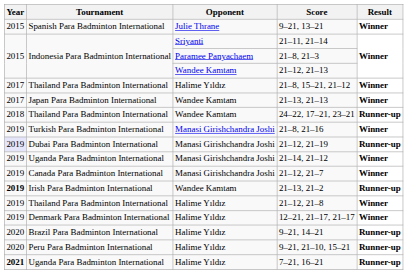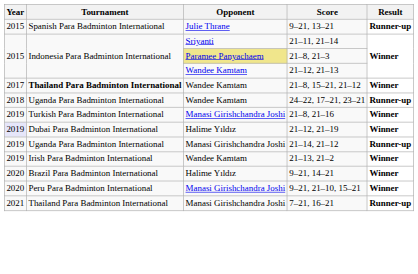(373, 26) Winner -> (390, 26) Runner-up
(214, 56) no background -> (225, 56) khaki background
(98, 85) normal -> (105, 85) bold
(200, 85) Halime Yıldız -> (216, 85) Wandee Kamtam
- row: (303, 100)
(98, 115) Thailand Para Badminton International -> (96, 100) Uganda Para Badminton International
(225, 144) Manasi Girishchandra Joshi -> (211, 130) Halime Yıldız
(380, 144) Runner-up -> (384, 130) Winner
(373, 159) Winner -> (390, 144) Runner-up
- row: (301, 174)
(15, 188) bold -> (15, 159) normal
(380, 188) Runner-up -> (384, 159) Winner
- row: (301, 203)
- row: (317, 218)
(380, 233) Runner-up -> (384, 174) Winner
(200, 247) Halime Yıldız -> (235, 188) Manasi Girishchandra Joshi
(380, 247) Runner-up -> (384, 188) Winner
(15, 262) bold -> (15, 203) normal
(96, 262) Uganda Para Badminton International -> (98, 203) Thailand Para Badminton International
(200, 262) Halime Yıldız -> (235, 203) Manasi Girishchandra Joshi
